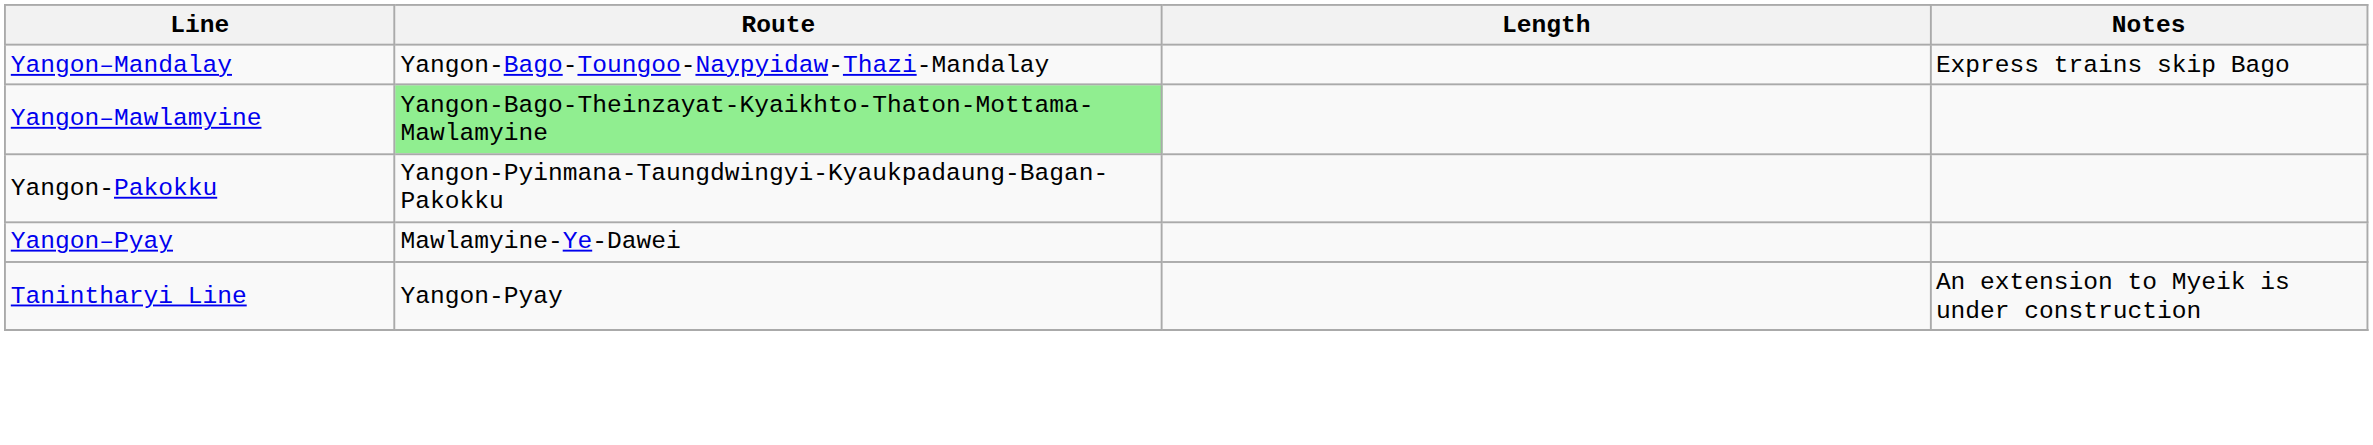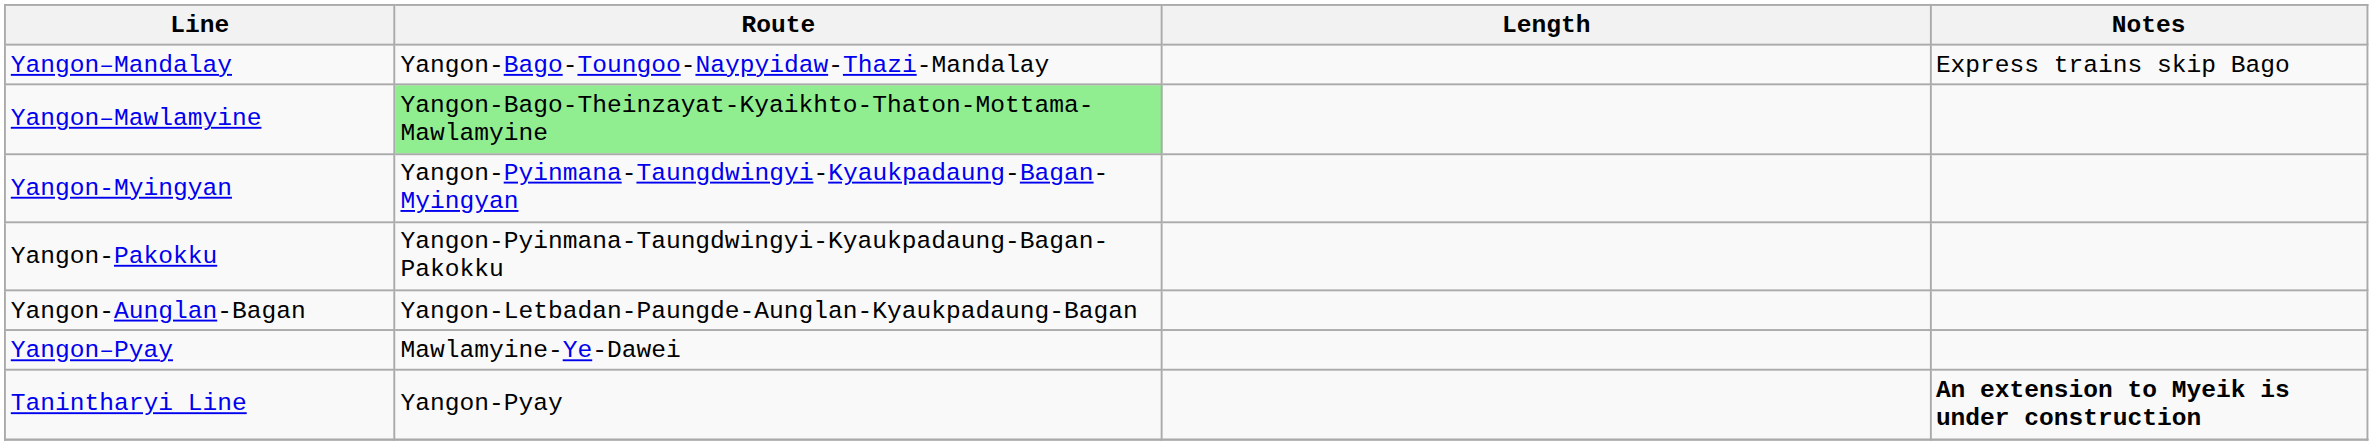+ row: (121, 188)
+ row: (158, 310)
(2113, 296) normal -> (2113, 405) bold
